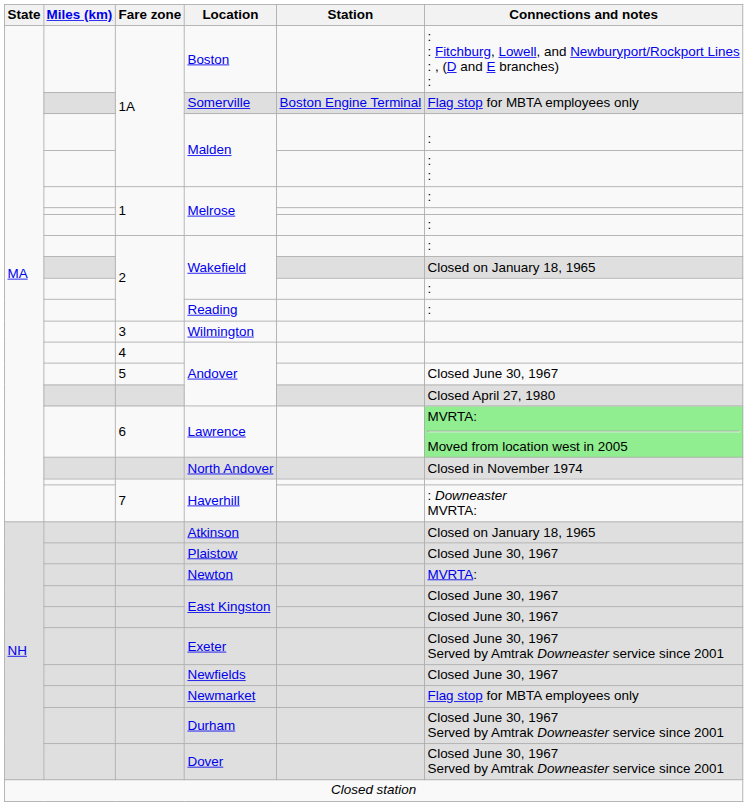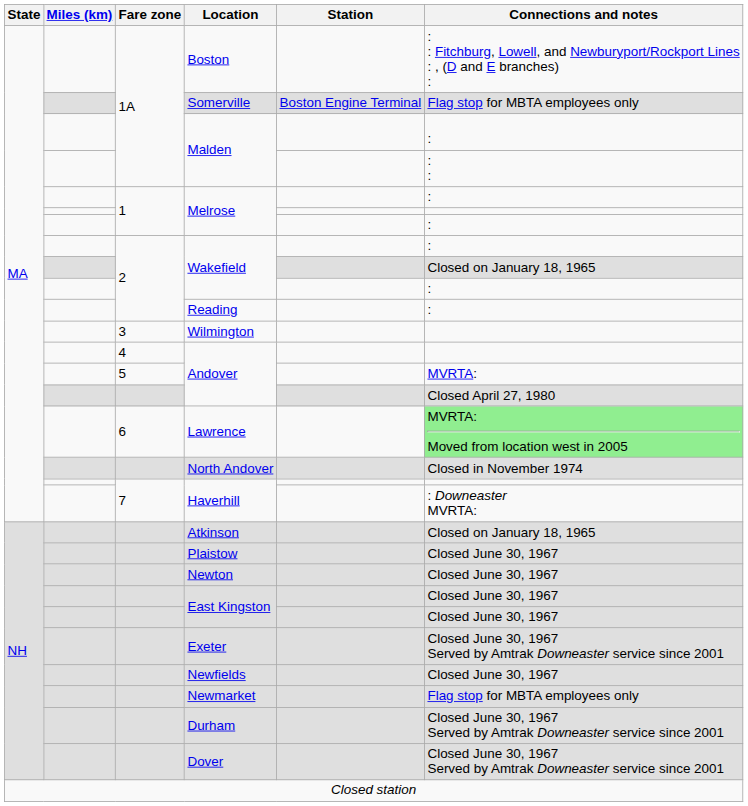(493, 374) Closed June 30, 1967 -> (452, 374) MVRTA:
(452, 574) MVRTA: -> (493, 574) Closed June 30, 1967
